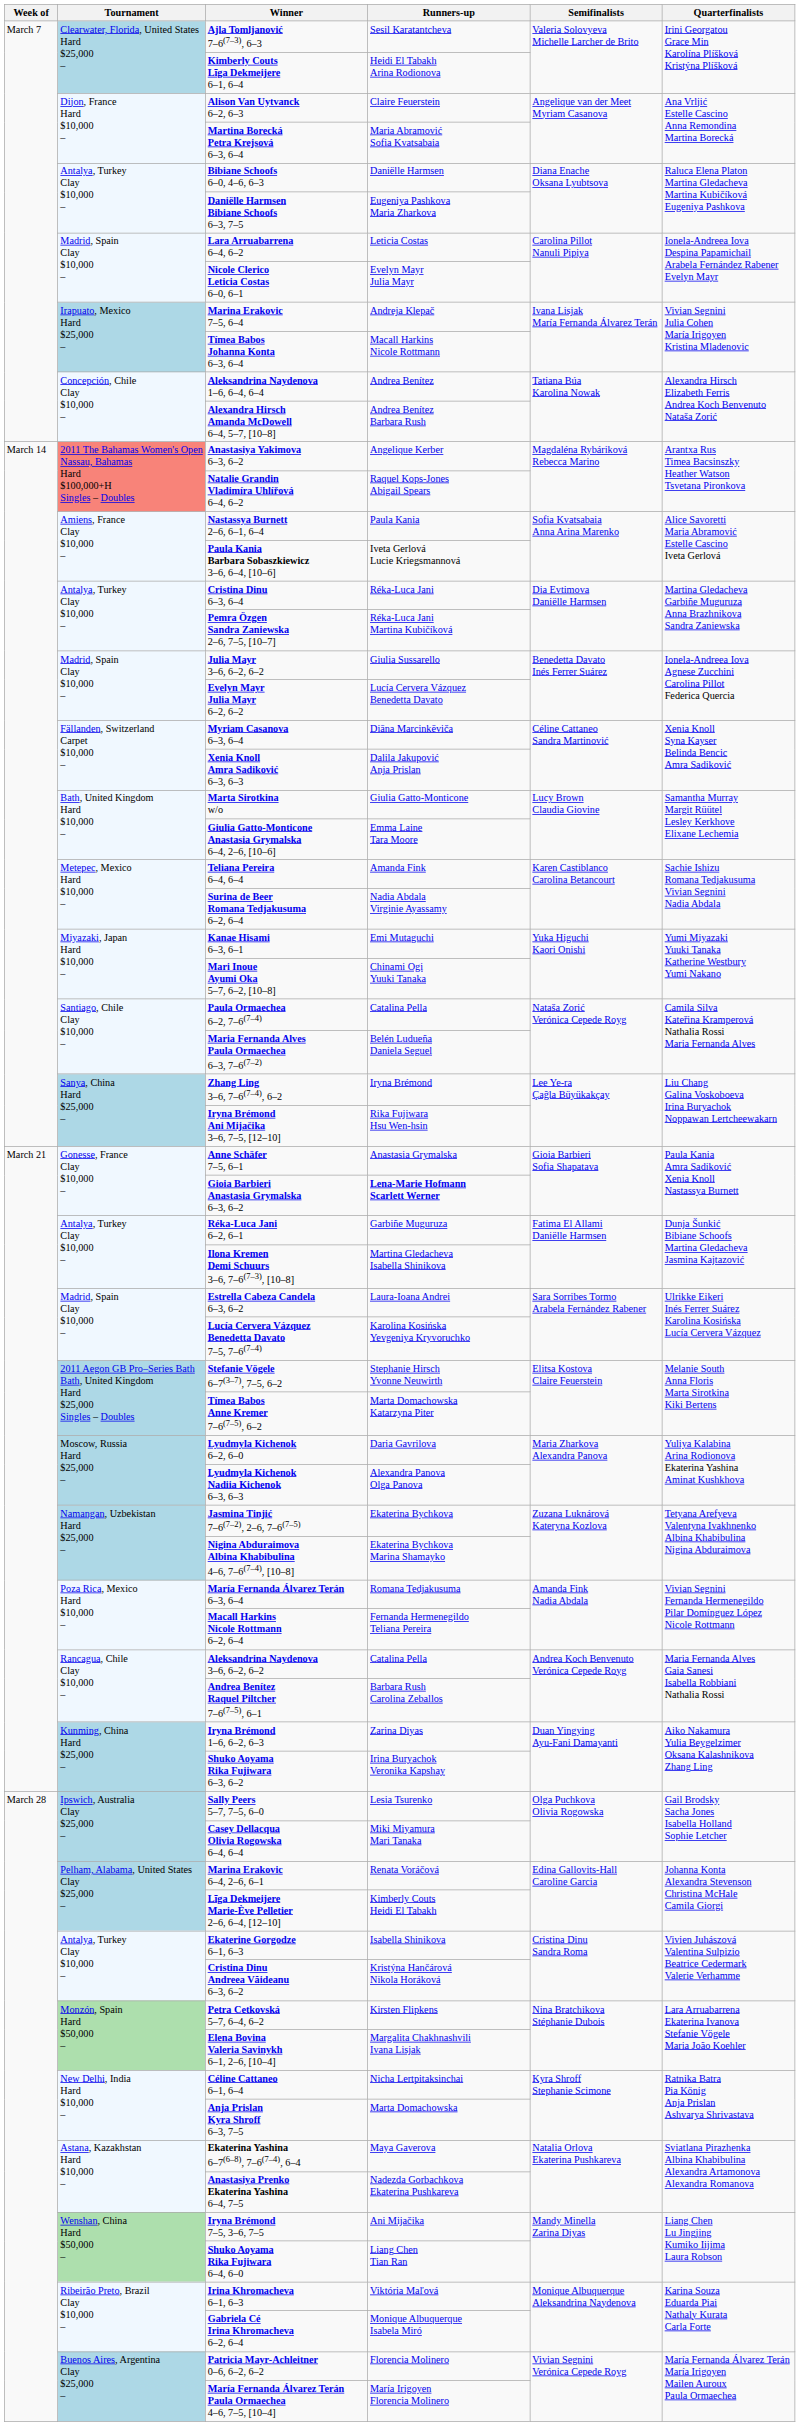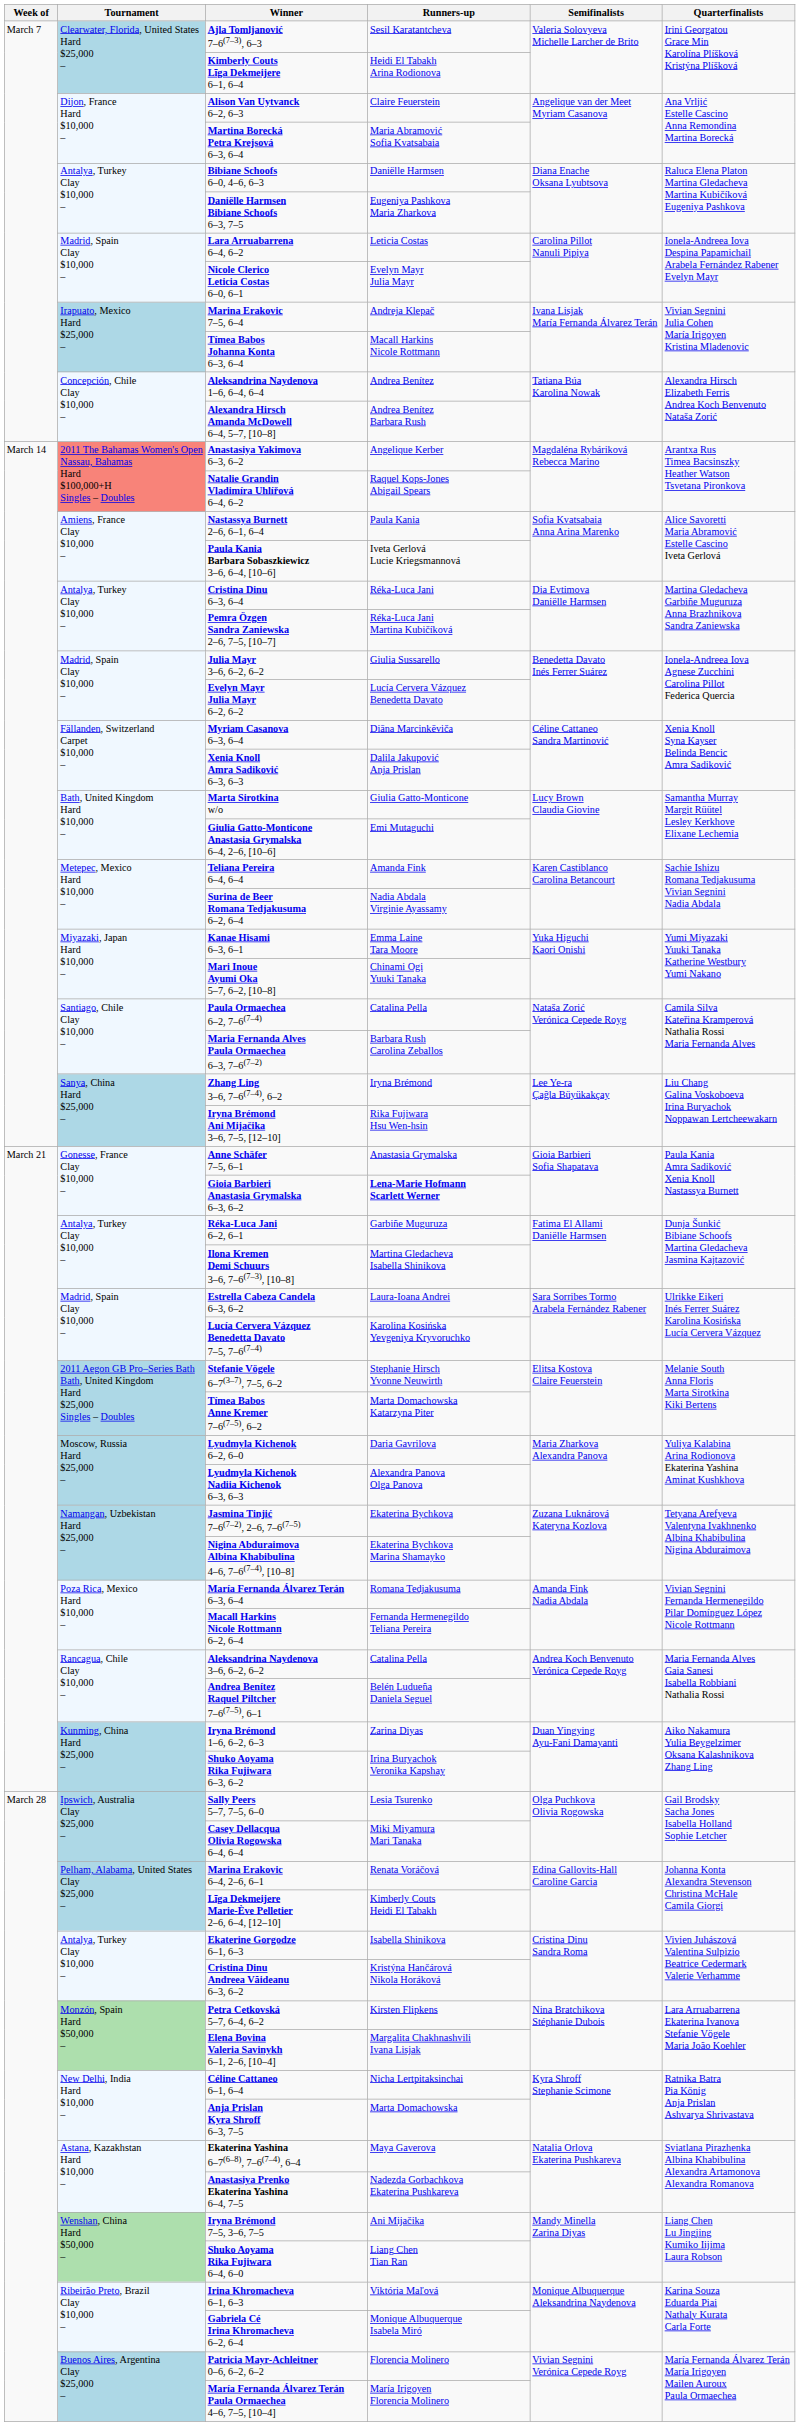(396, 833) Emma Laine Tara Moore -> (402, 827) Emi Mutaguchi
(402, 937) Emi Mutaguchi -> (396, 943) Emma Laine Tara Moore
(401, 1044) Belén Ludueña Daniela Seguel -> (406, 1044) Barbara Rush Carolina Zeballos
(406, 1692) Barbara Rush Carolina Zeballos -> (401, 1692) Belén Ludueña Daniela Seguel
